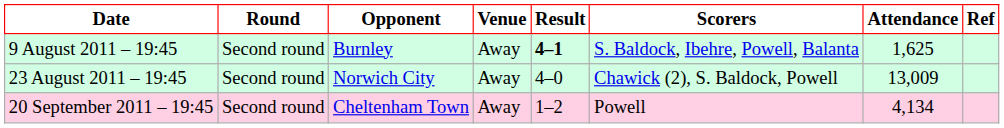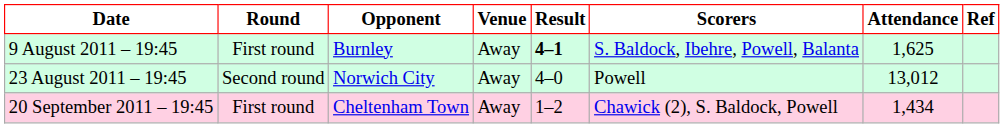(273, 48) Second round -> (273, 48) First round
(716, 78) Chawick (2), S. Baldock, Powell -> (620, 78) Powell
(913, 78) 13,009 -> (913, 78) 13,012
(273, 107) Second round -> (273, 107) First round
(620, 107) Powell -> (716, 107) Chawick (2), S. Baldock, Powell
(913, 107) 4,134 -> (913, 107) 1,434
